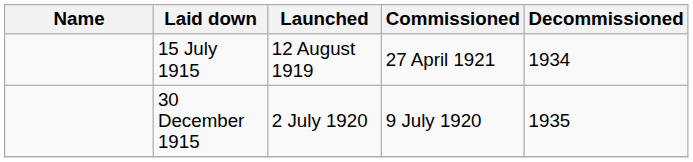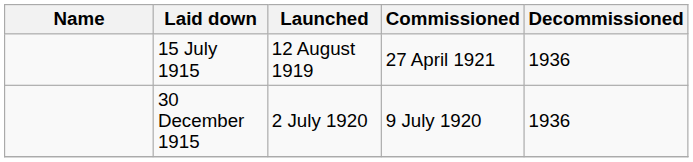(549, 59) 1934 -> (549, 59) 1936
(549, 120) 1935 -> (549, 120) 1936
